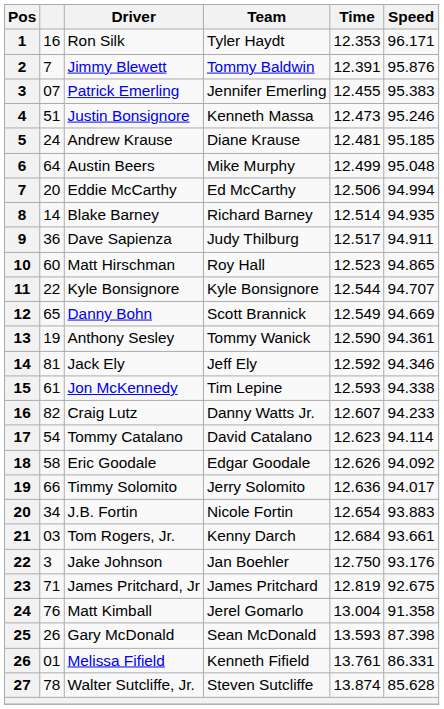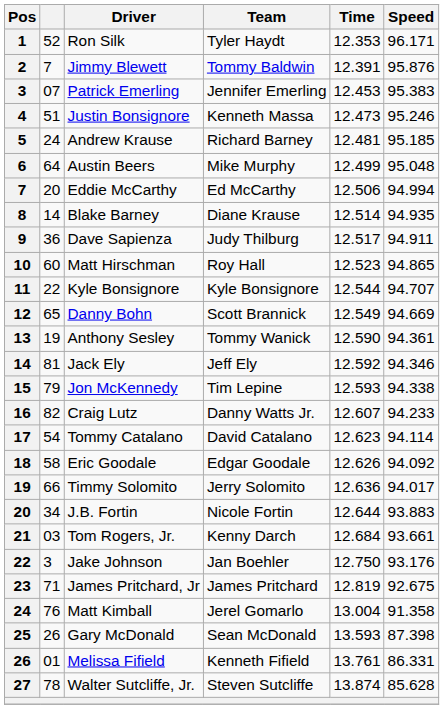(52, 41) 16 -> (52, 41) 52
(357, 90) 12.455 -> (357, 90) 12.453
(253, 140) Diane Krause -> (260, 140) Richard Barney
(260, 214) Richard Barney -> (253, 214) Diane Krause
(52, 387) 61 -> (52, 387) 79
(357, 511) 12.654 -> (357, 511) 12.644
